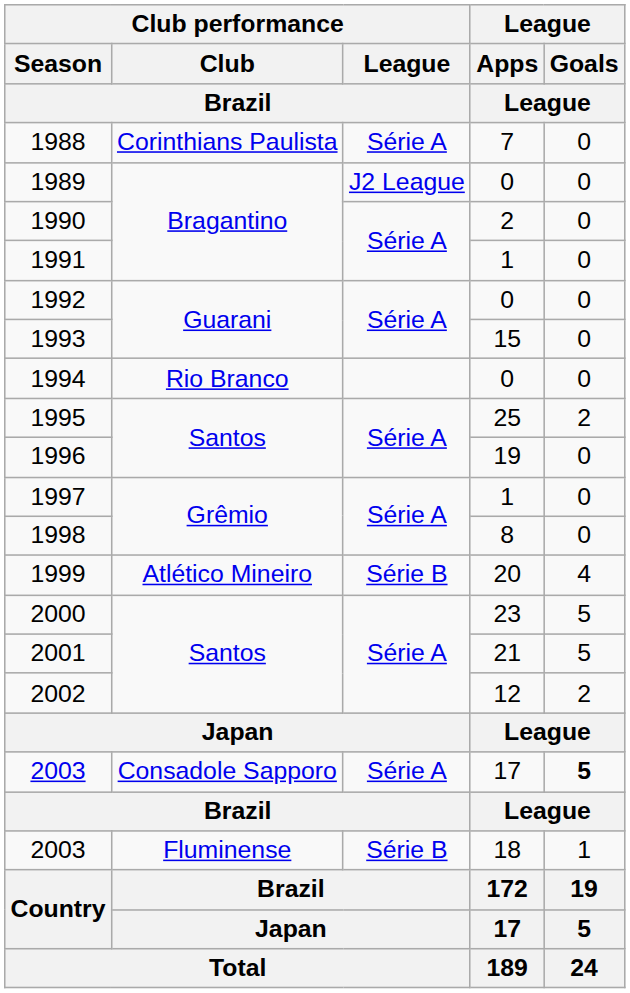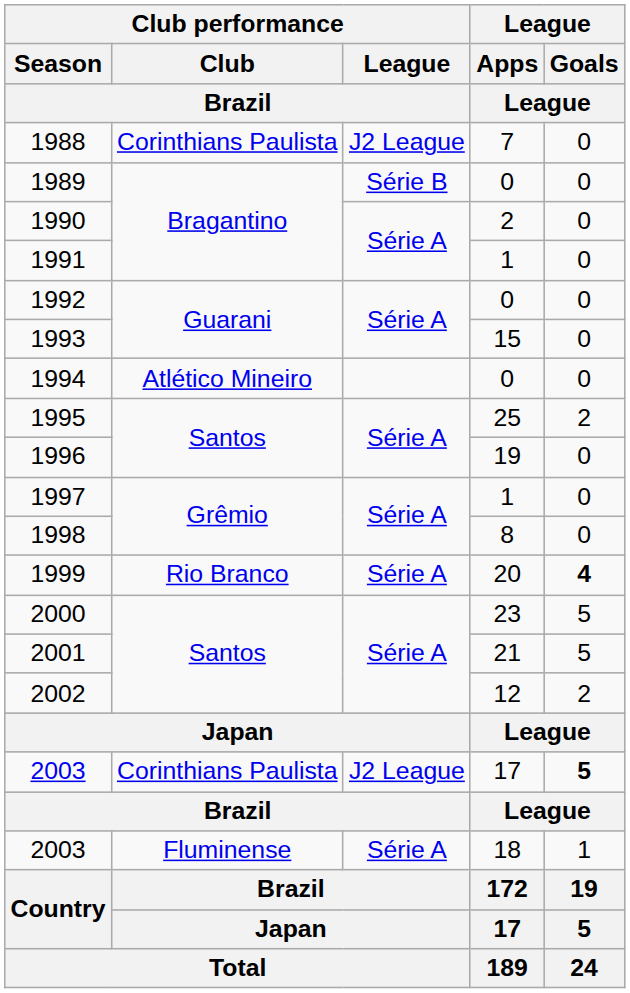(407, 142) Série A -> (407, 142) J2 League
(407, 181) J2 League -> (407, 181) Série B
(227, 378) Rio Branco -> (227, 378) Atlético Mineiro
(227, 574) Atlético Mineiro -> (227, 574) Rio Branco
(407, 574) Série B -> (407, 574) Série A
(584, 574) normal -> (584, 574) bold
(227, 771) Consadole Sapporo -> (227, 771) Corinthians Paulista
(407, 771) Série A -> (407, 771) J2 League
(407, 850) Série B -> (407, 850) Série A
